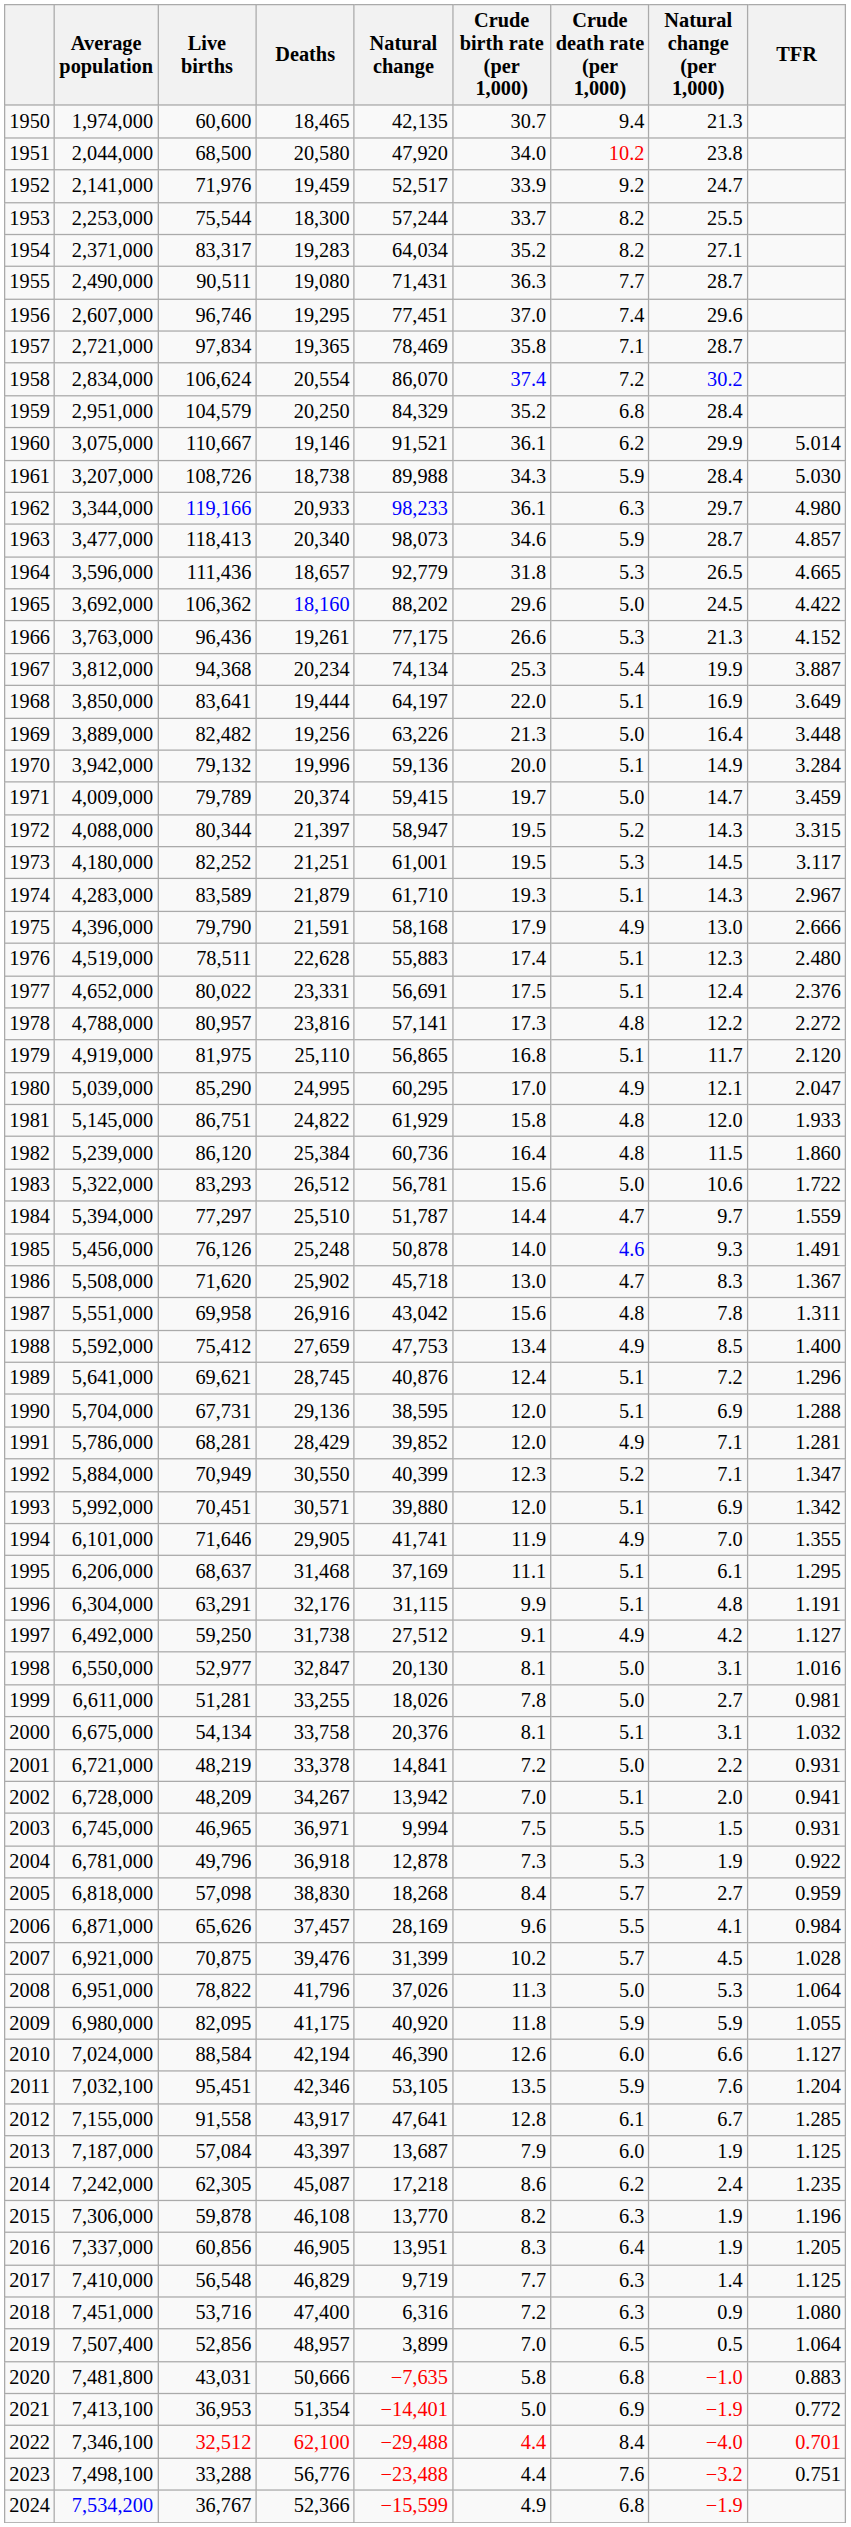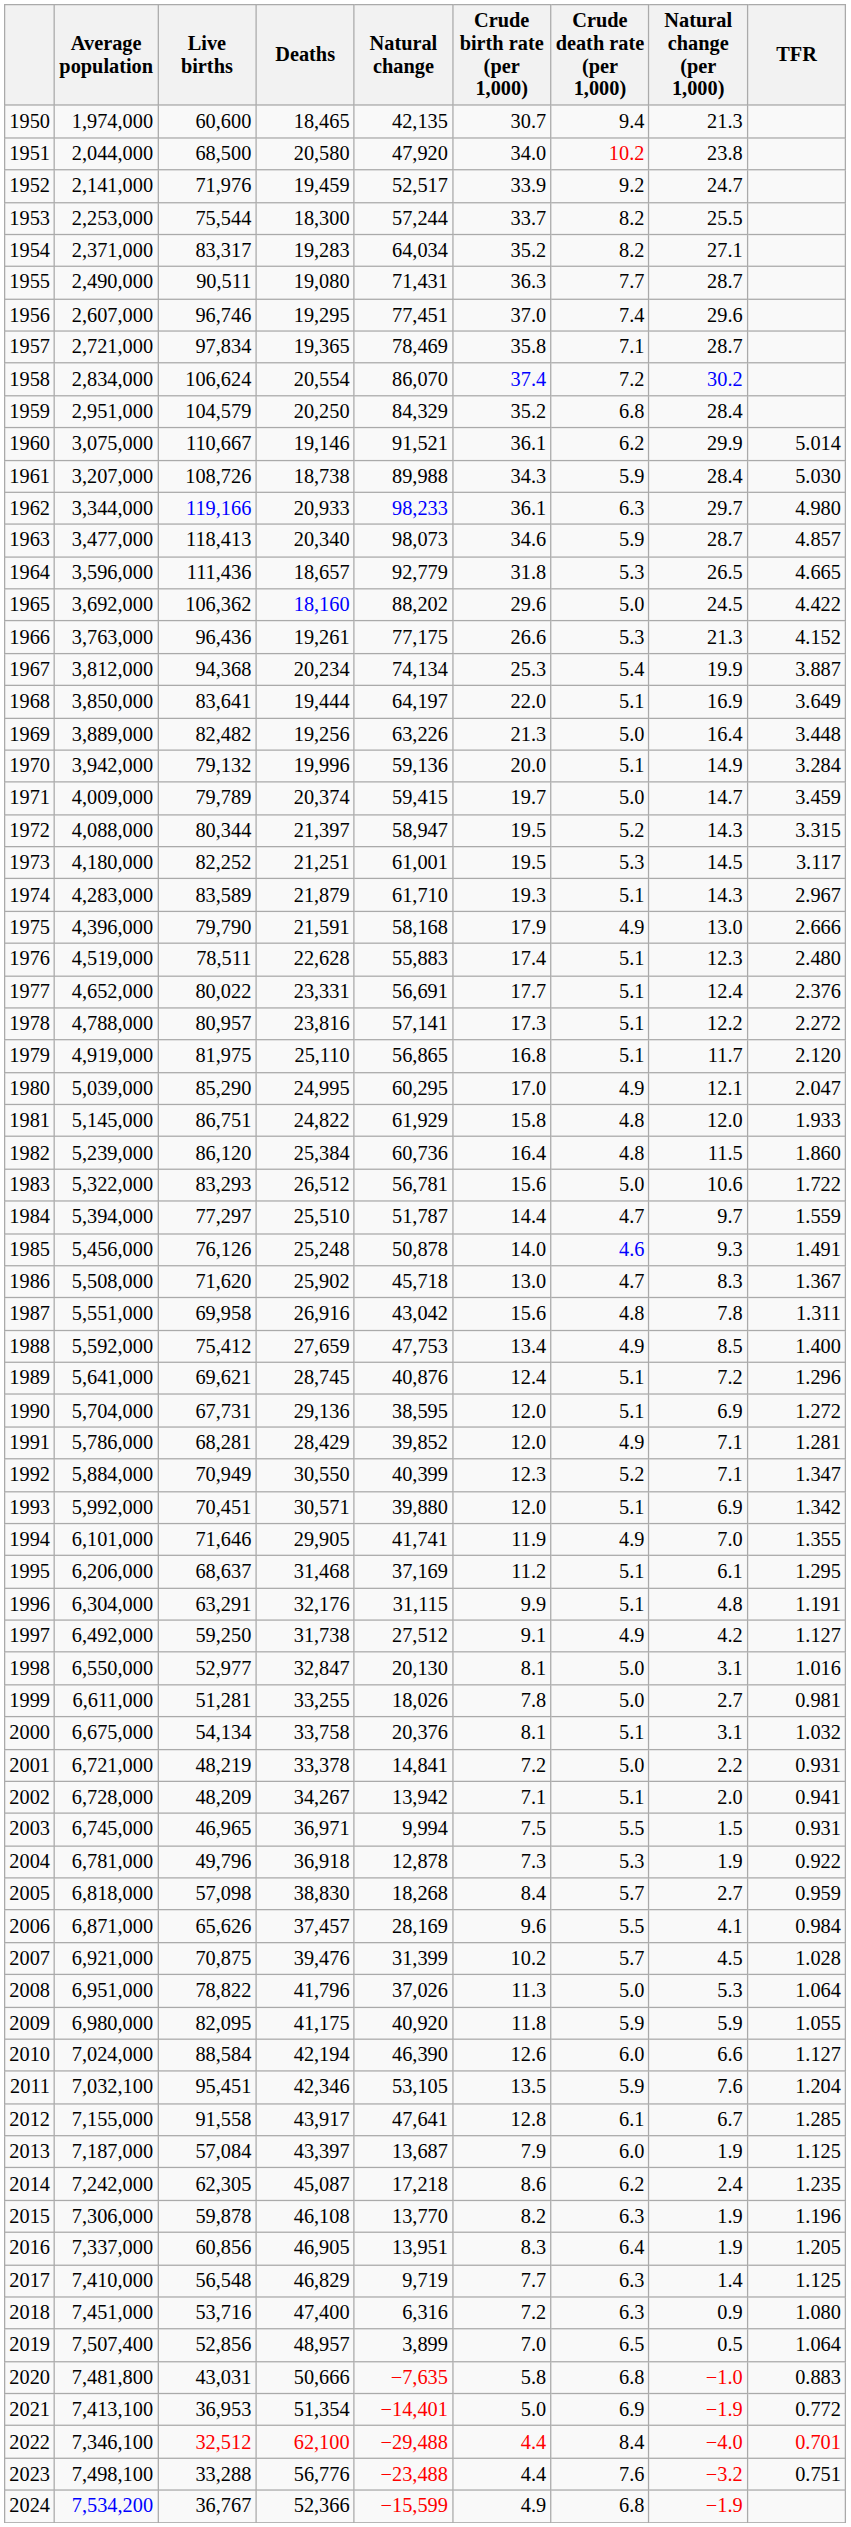(528, 991) 17.5 -> (528, 991) 17.7
(632, 1023) 4.8 -> (632, 1023) 5.1
(818, 1410) 1.288 -> (818, 1410) 1.272
(529, 1571) 11.1 -> (529, 1571) 11.2
(533, 1797) 7.0 -> (533, 1797) 7.1
